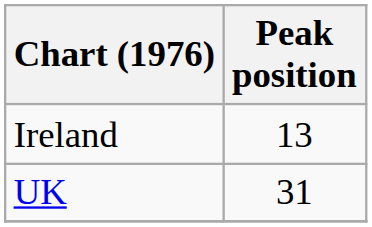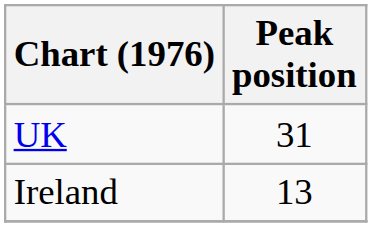rows swapped: (66, 133) <-> (40, 191)
